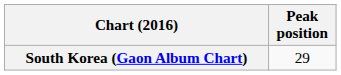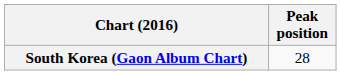(302, 57) 29 -> (302, 57) 28
